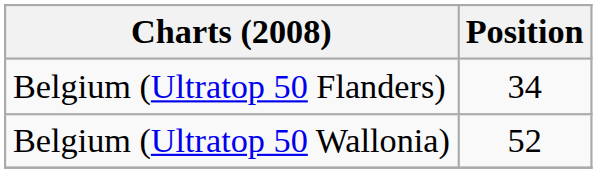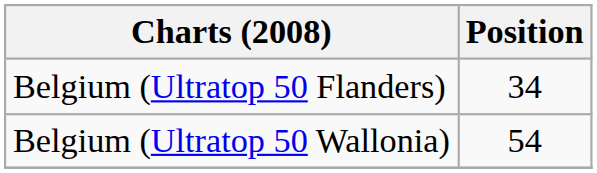(525, 140) 52 -> (525, 140) 54
